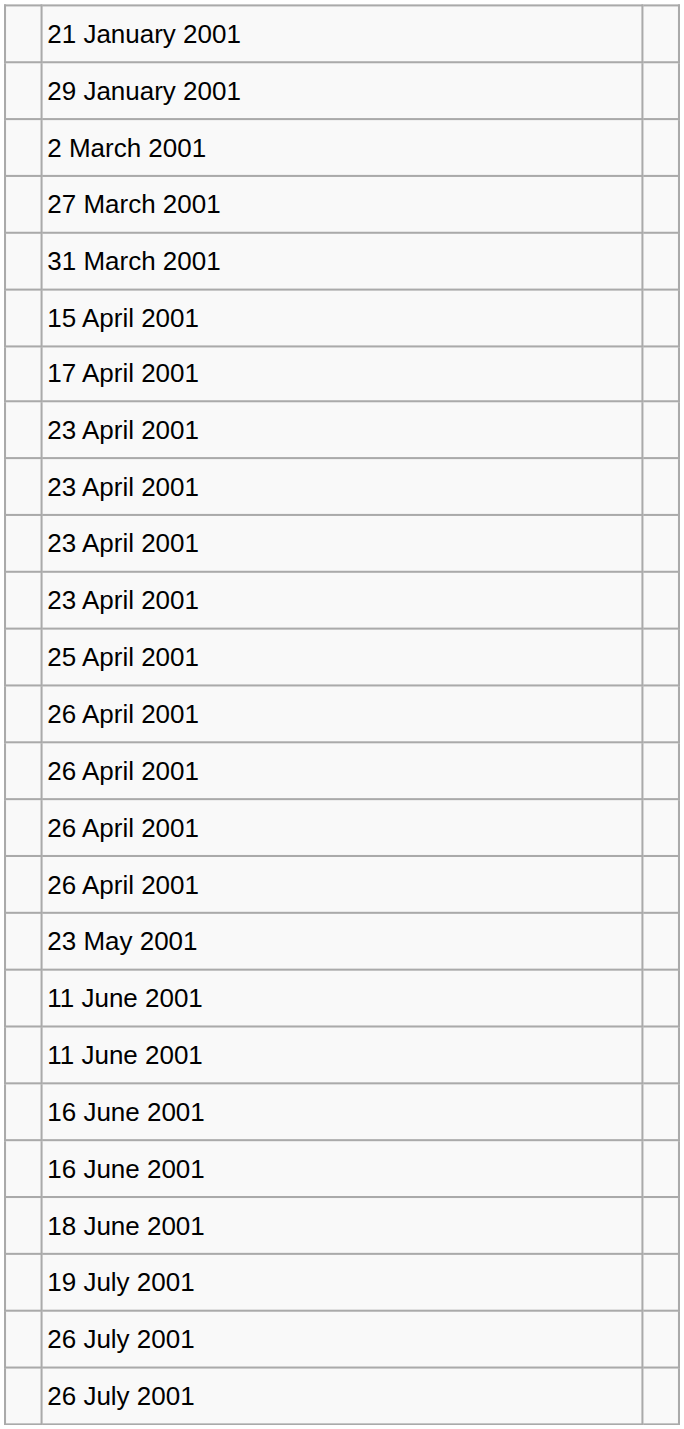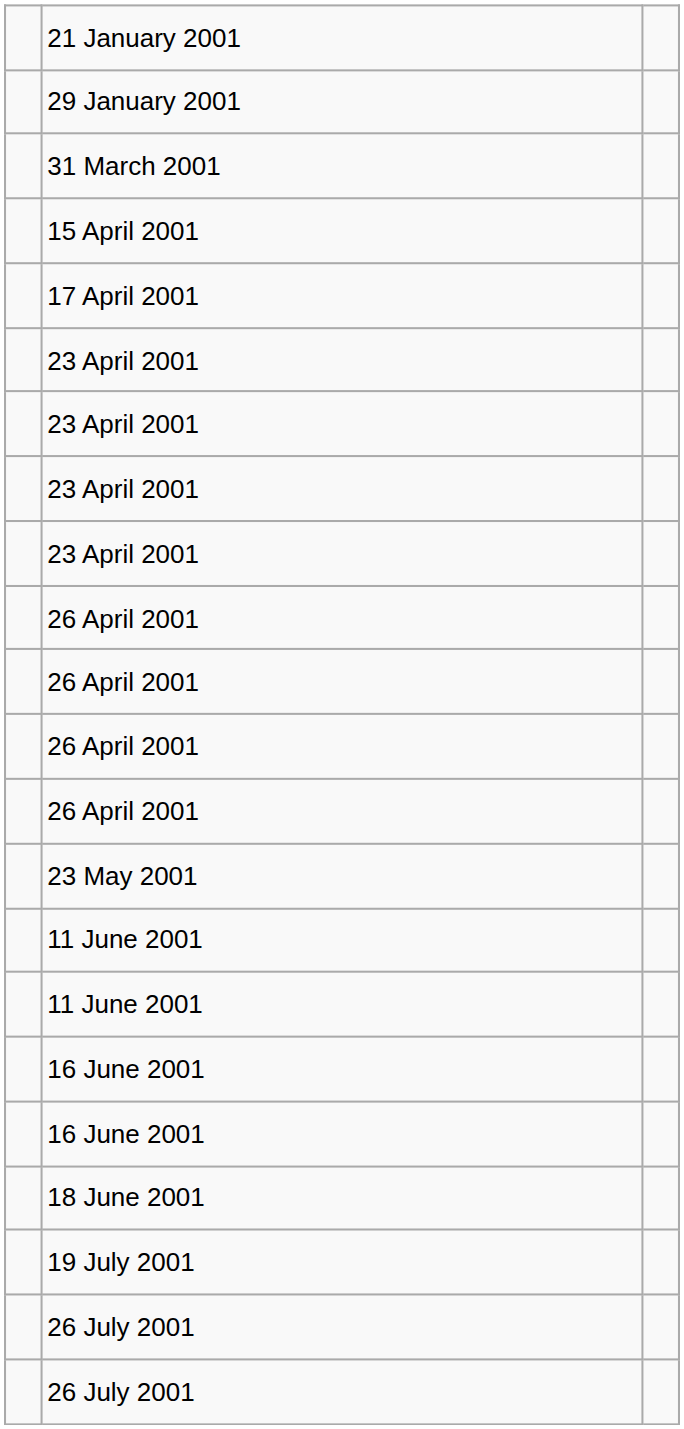- row: (23, 147)
- row: (23, 204)
- row: (23, 658)
